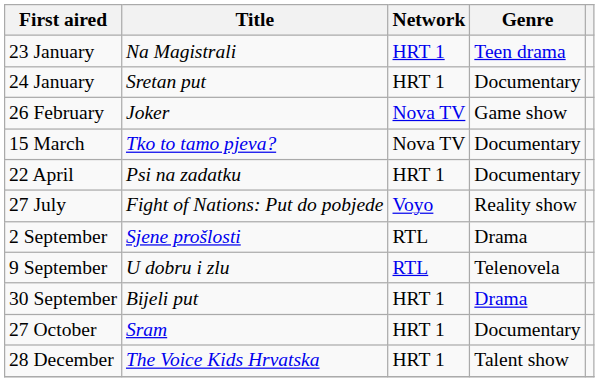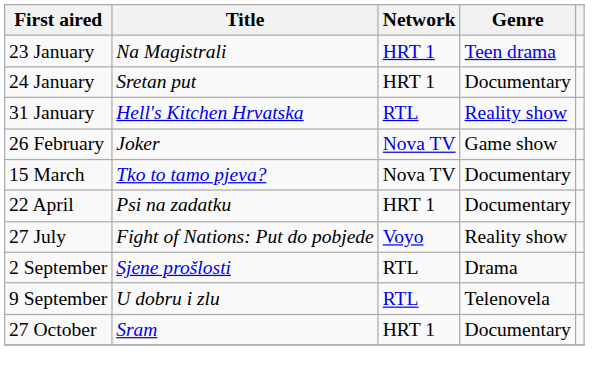+ row: (52, 112)
- row: (63, 298)
- row: (61, 360)
